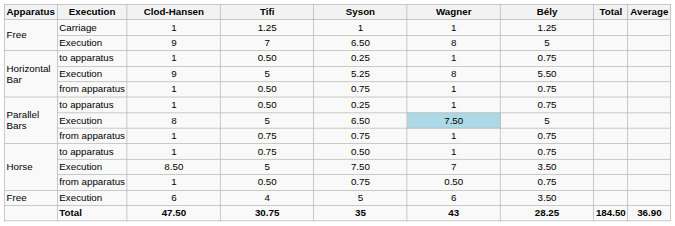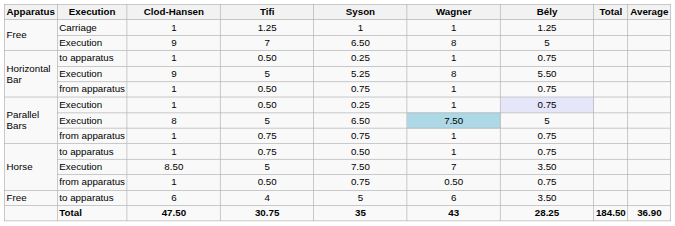(86, 105) to apparatus -> (81, 105) Execution
(547, 105) no background -> (547, 105) lavender background
(81, 197) Execution -> (86, 197) to apparatus
